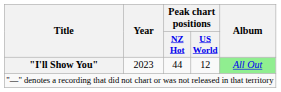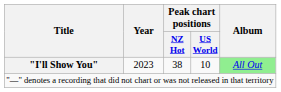(177, 65) 44 -> (177, 65) 38
(205, 65) 12 -> (205, 65) 10
